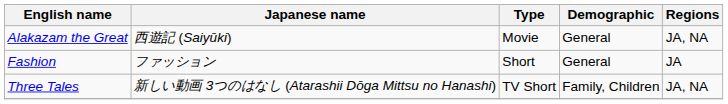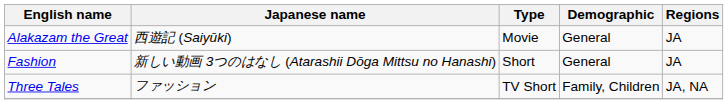(687, 38) JA, NA -> (674, 38) JA
(175, 61) ファッション -> (315, 61) 新しい動画 3つのはなし (Atarashii Dōga Mittsu no Hanashi)
(315, 85) 新しい動画 3つのはなし (Atarashii Dōga Mittsu no Hanashi) -> (175, 85) ファッション
